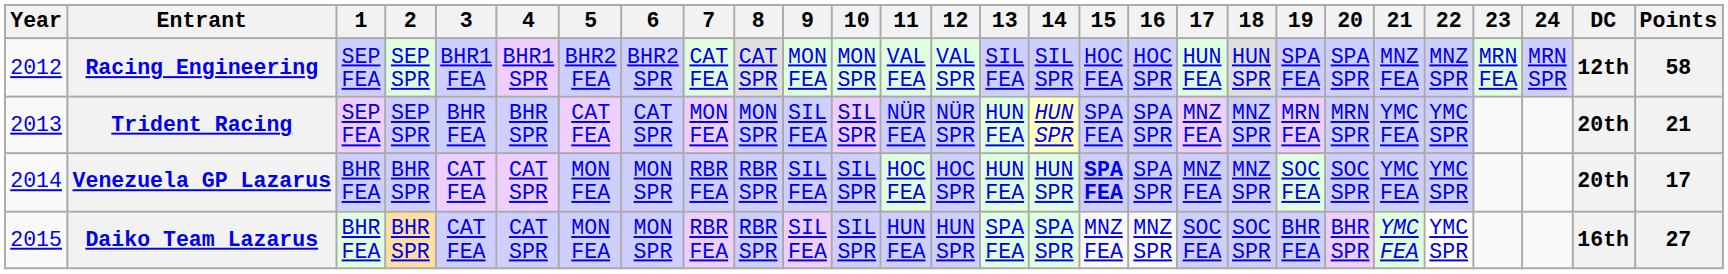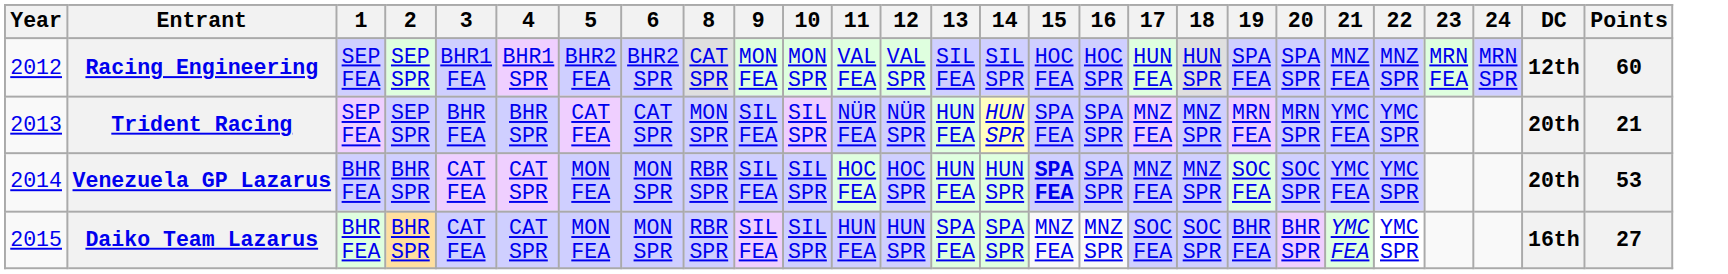- column: (709, 22)
(1678, 68) 58 -> (1629, 68) 60
(1678, 182) 17 -> (1629, 182) 53
